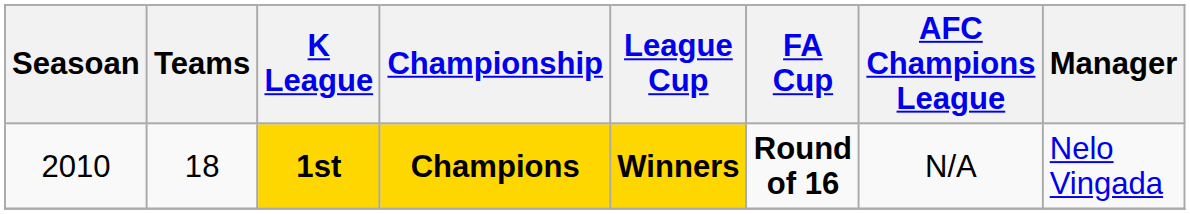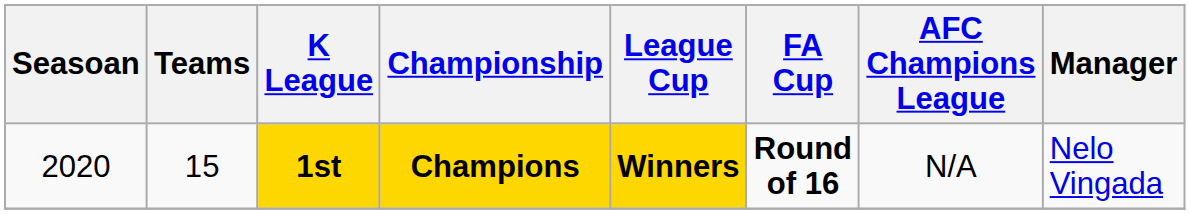(76, 165) 2010 -> (76, 165) 2020
(202, 165) 18 -> (202, 165) 15
